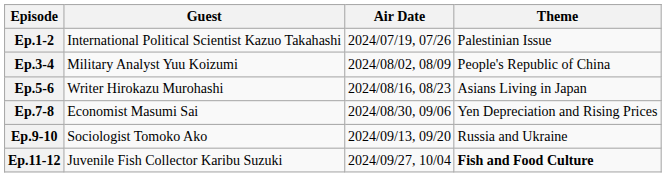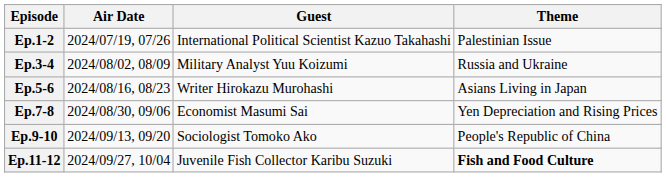columns swapped: (399, 16) <-> (204, 16)
(534, 64) People's Republic of China -> (513, 64) Russia and Ukraine
(513, 136) Russia and Ukraine -> (534, 136) People's Republic of China
